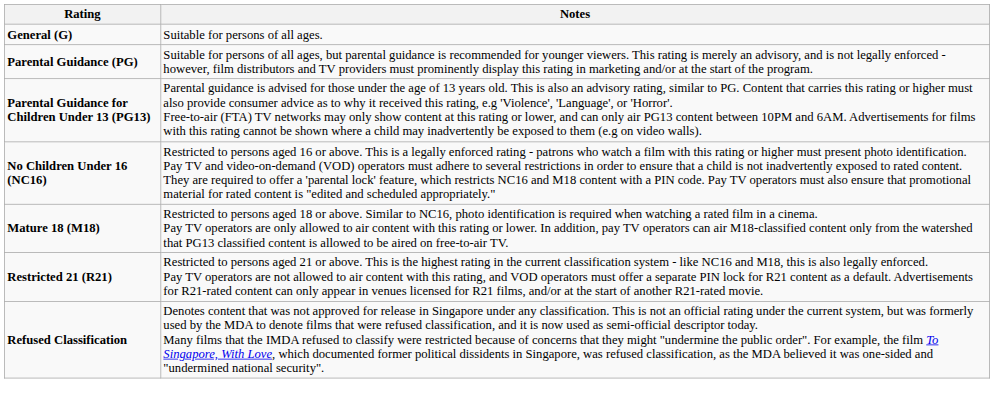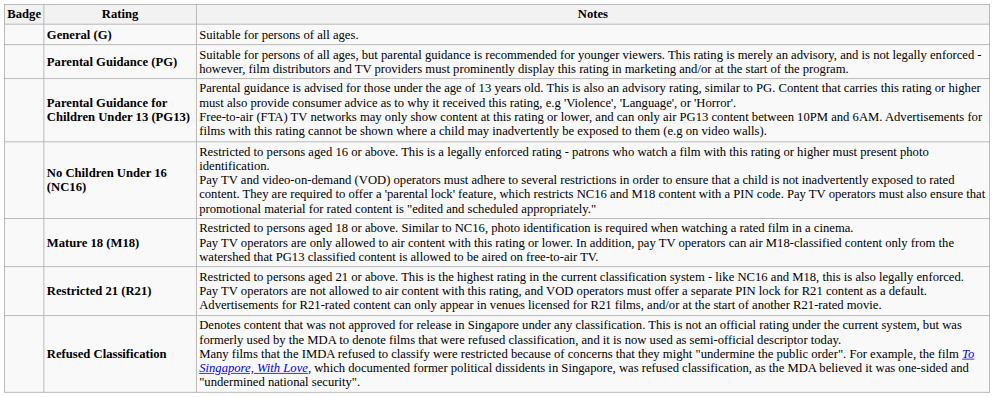+ column: (24, 14)
